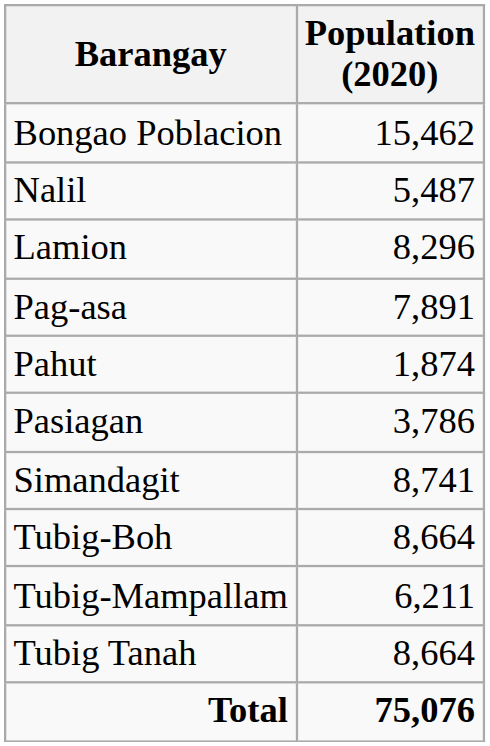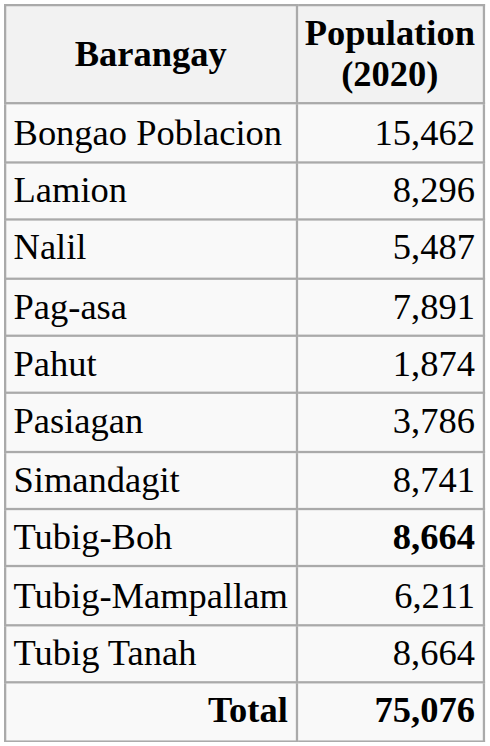rows swapped: (70, 248) <-> (50, 190)
(434, 537) normal -> (434, 537) bold
